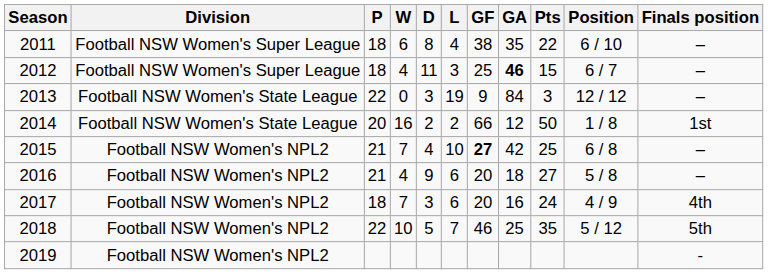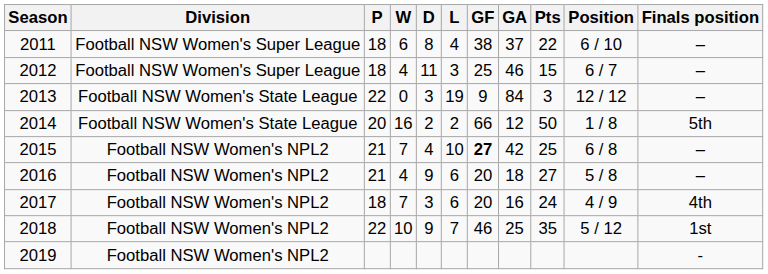(515, 44) 35 -> (515, 44) 37
(515, 70) bold -> (515, 70) normal
(700, 123) 1st -> (700, 123) 5th
(429, 228) 5 -> (429, 228) 9
(700, 228) 5th -> (700, 228) 1st
